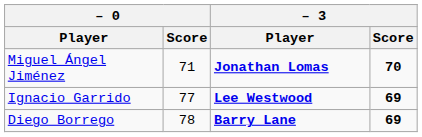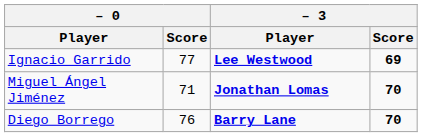rows swapped: (69, 98) <-> (57, 68)
(187, 120) 78 -> (187, 120) 76
(393, 120) 69 -> (393, 120) 70
